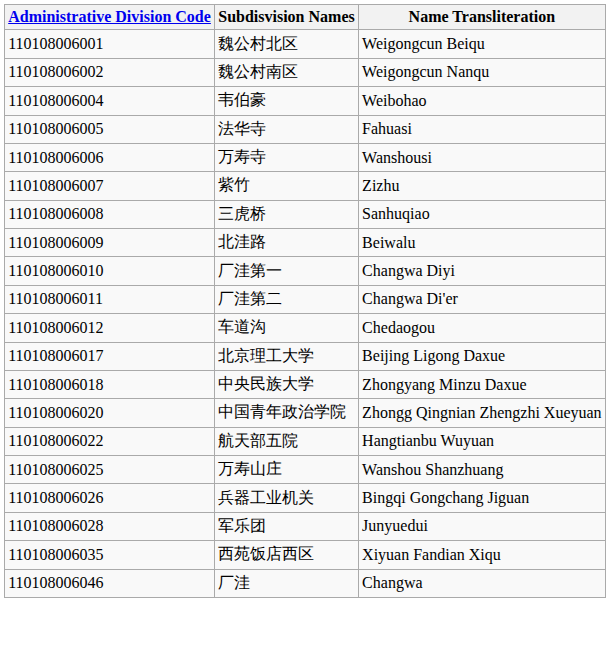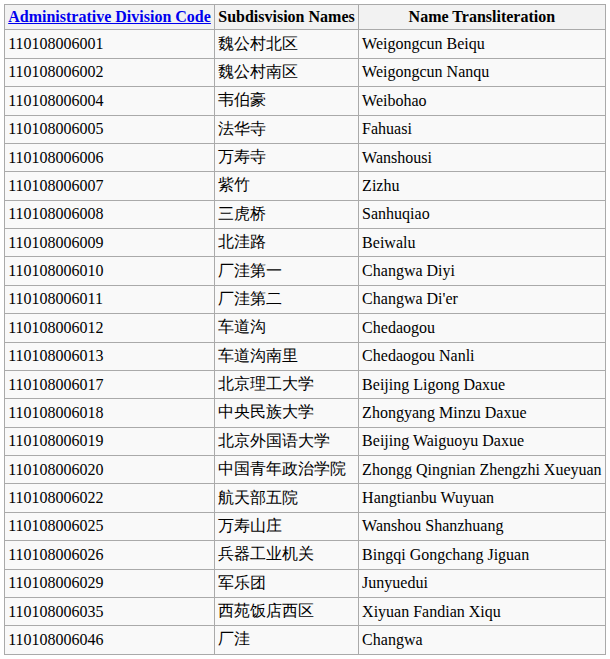+ row: (258, 355)
+ row: (274, 440)
(56, 526) 110108006028 -> (56, 583) 110108006029
